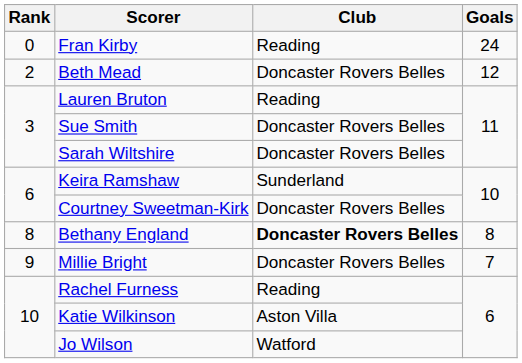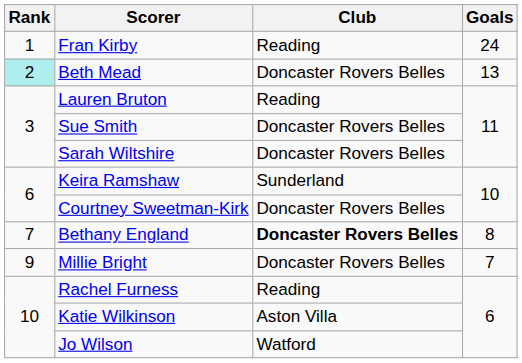(29, 45) 0 -> (29, 45) 1
(29, 72) no background -> (29, 72) paleturquoise background
(490, 72) 12 -> (490, 72) 13
(29, 235) 8 -> (29, 235) 7
